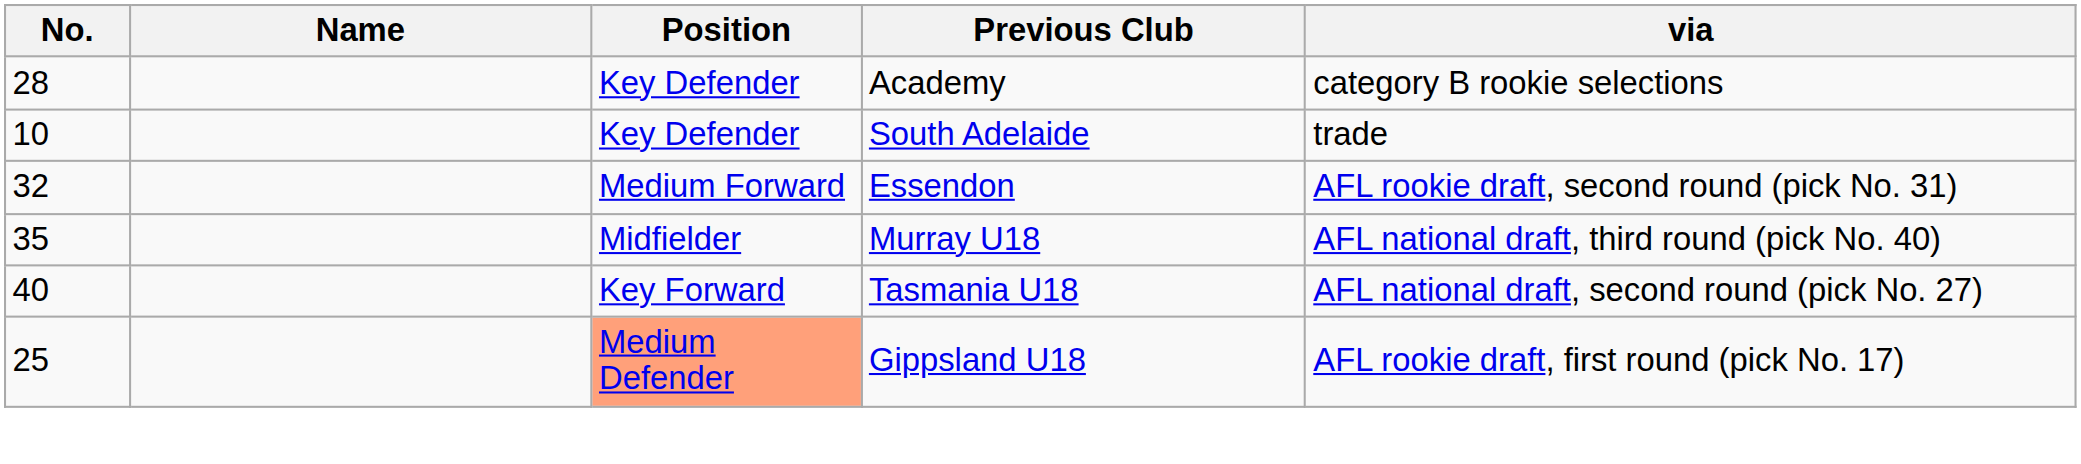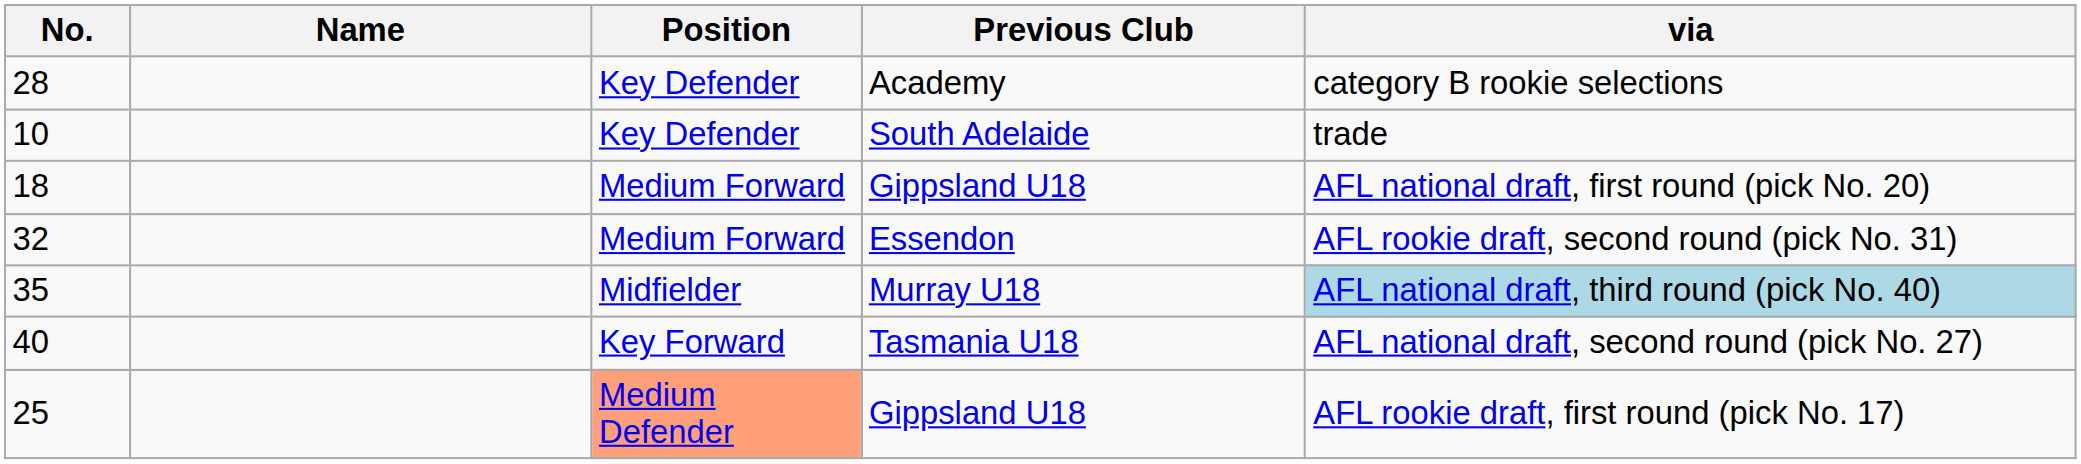+ row: (31, 186)
(1627, 238) no background -> (1627, 290) lightblue background
